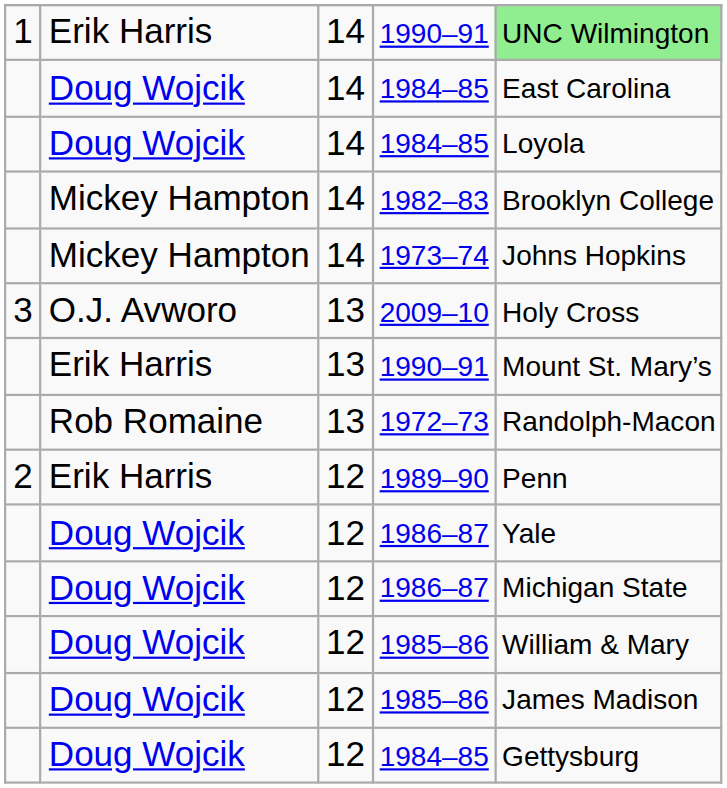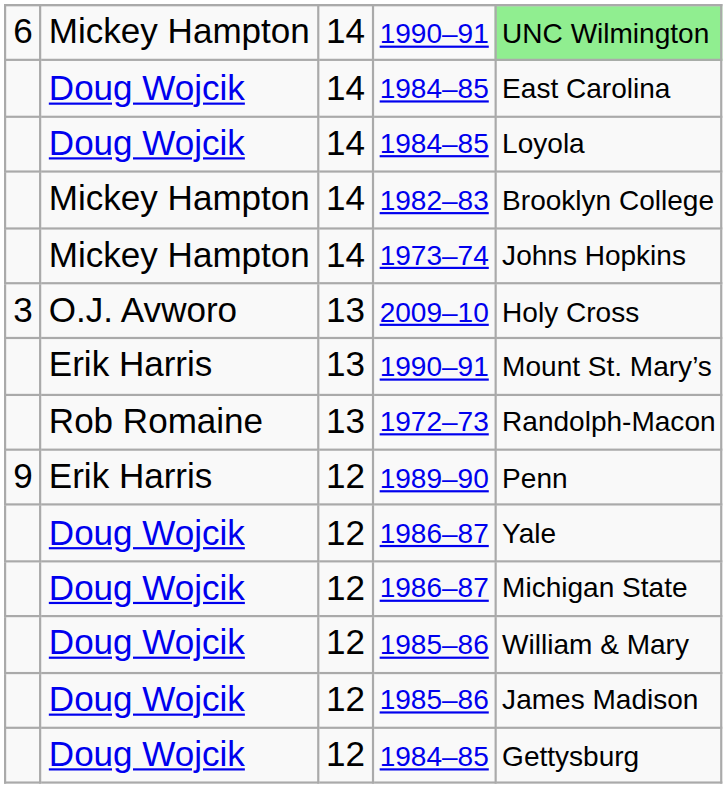(23, 32) 1 -> (23, 32) 6
(131, 32) Erik Harris -> (179, 32) Mickey Hampton
(23, 476) 2 -> (23, 476) 9
